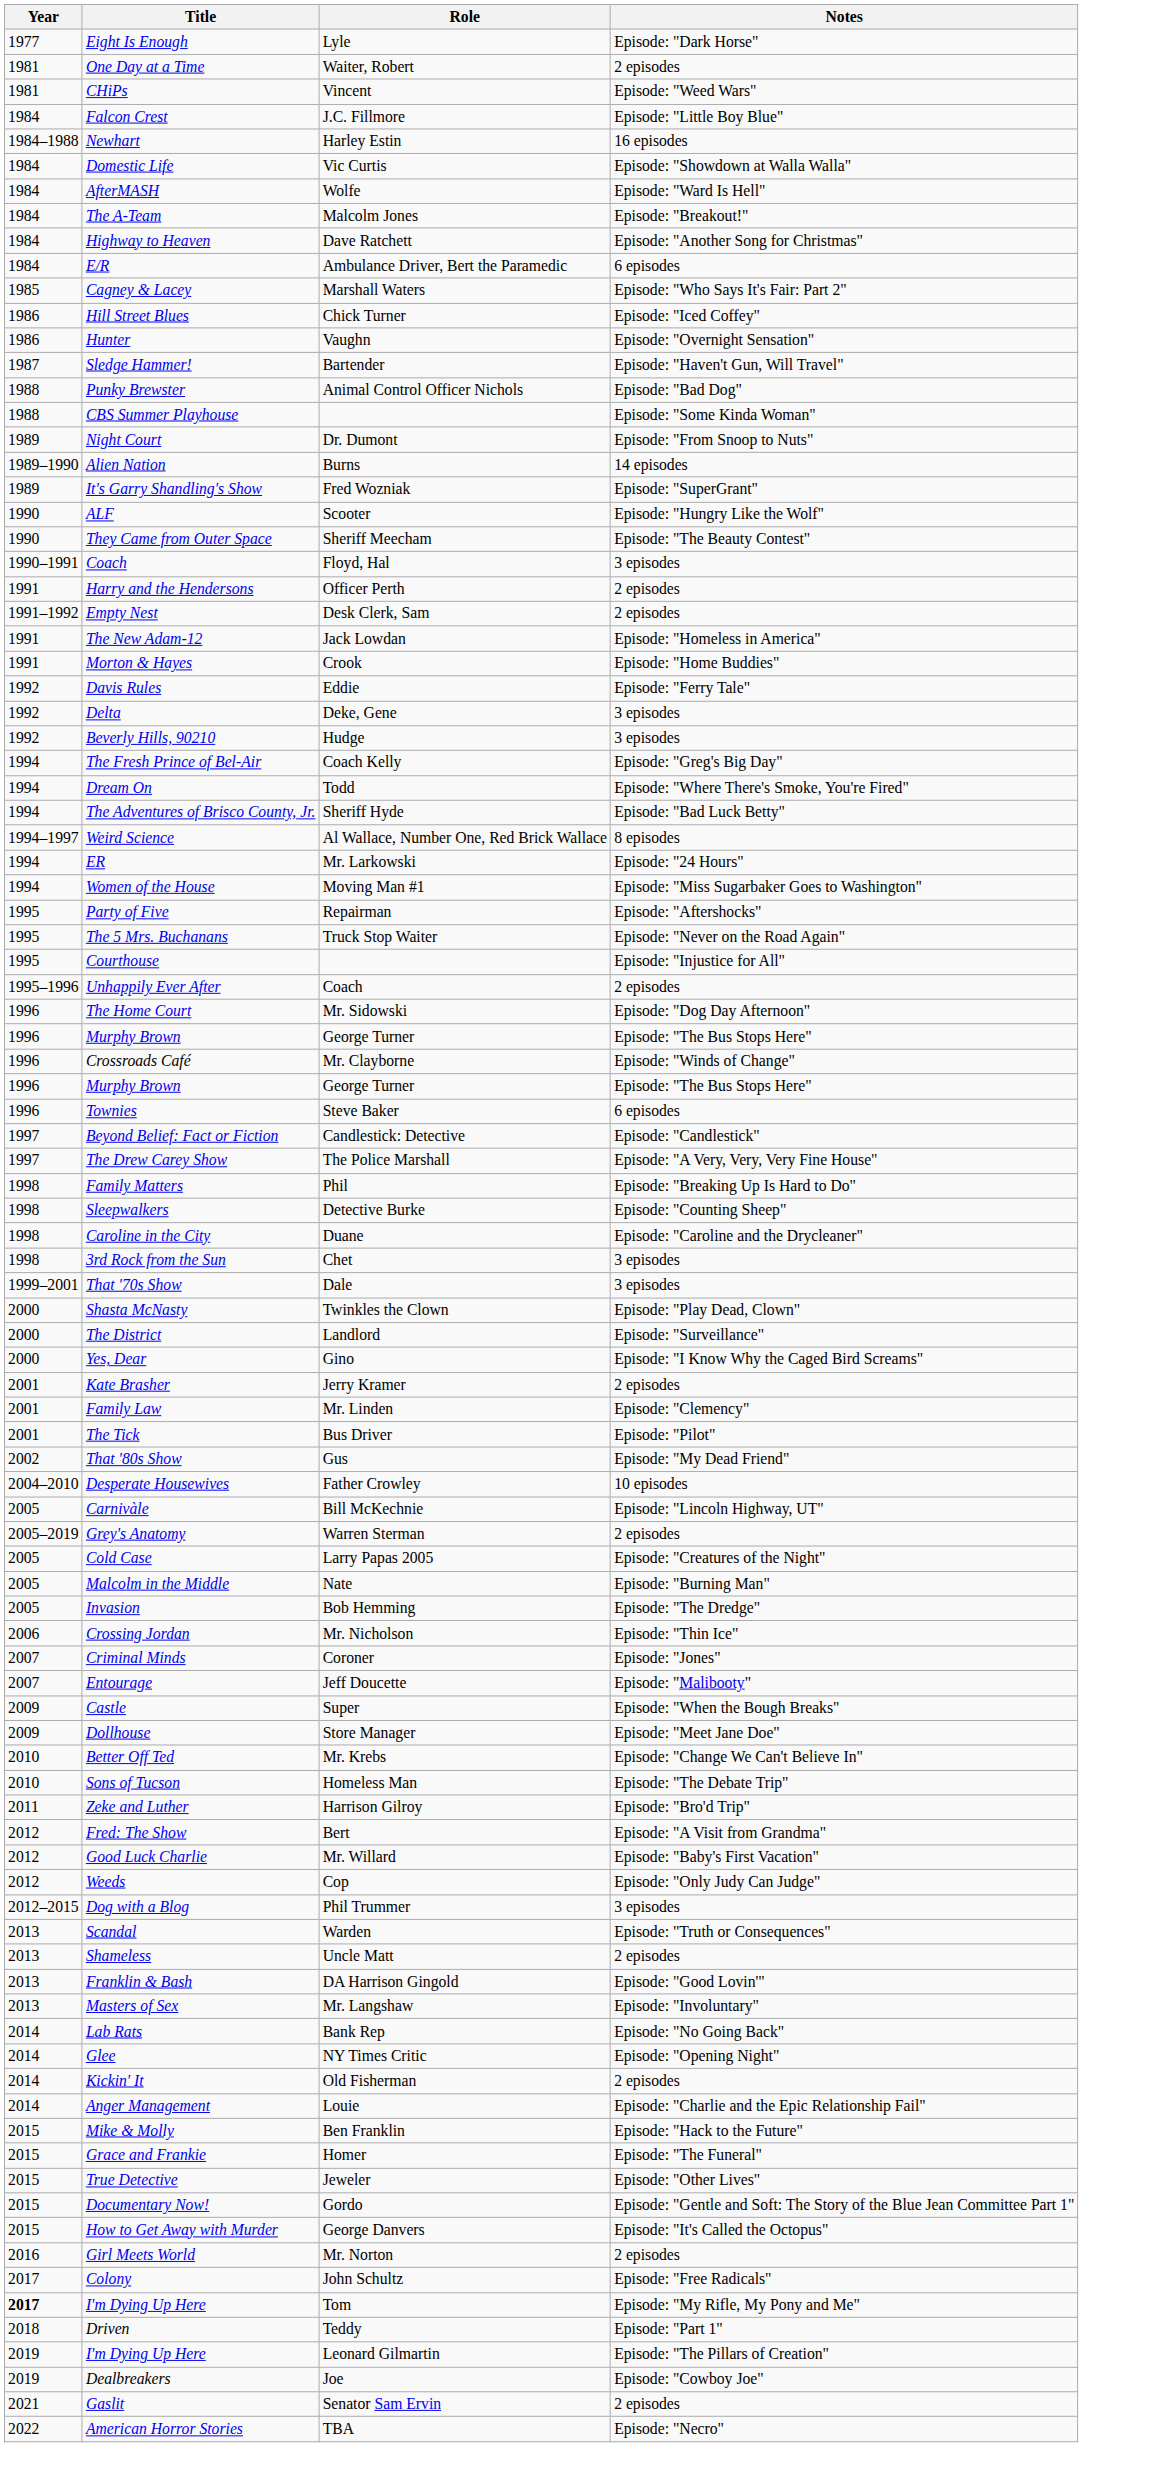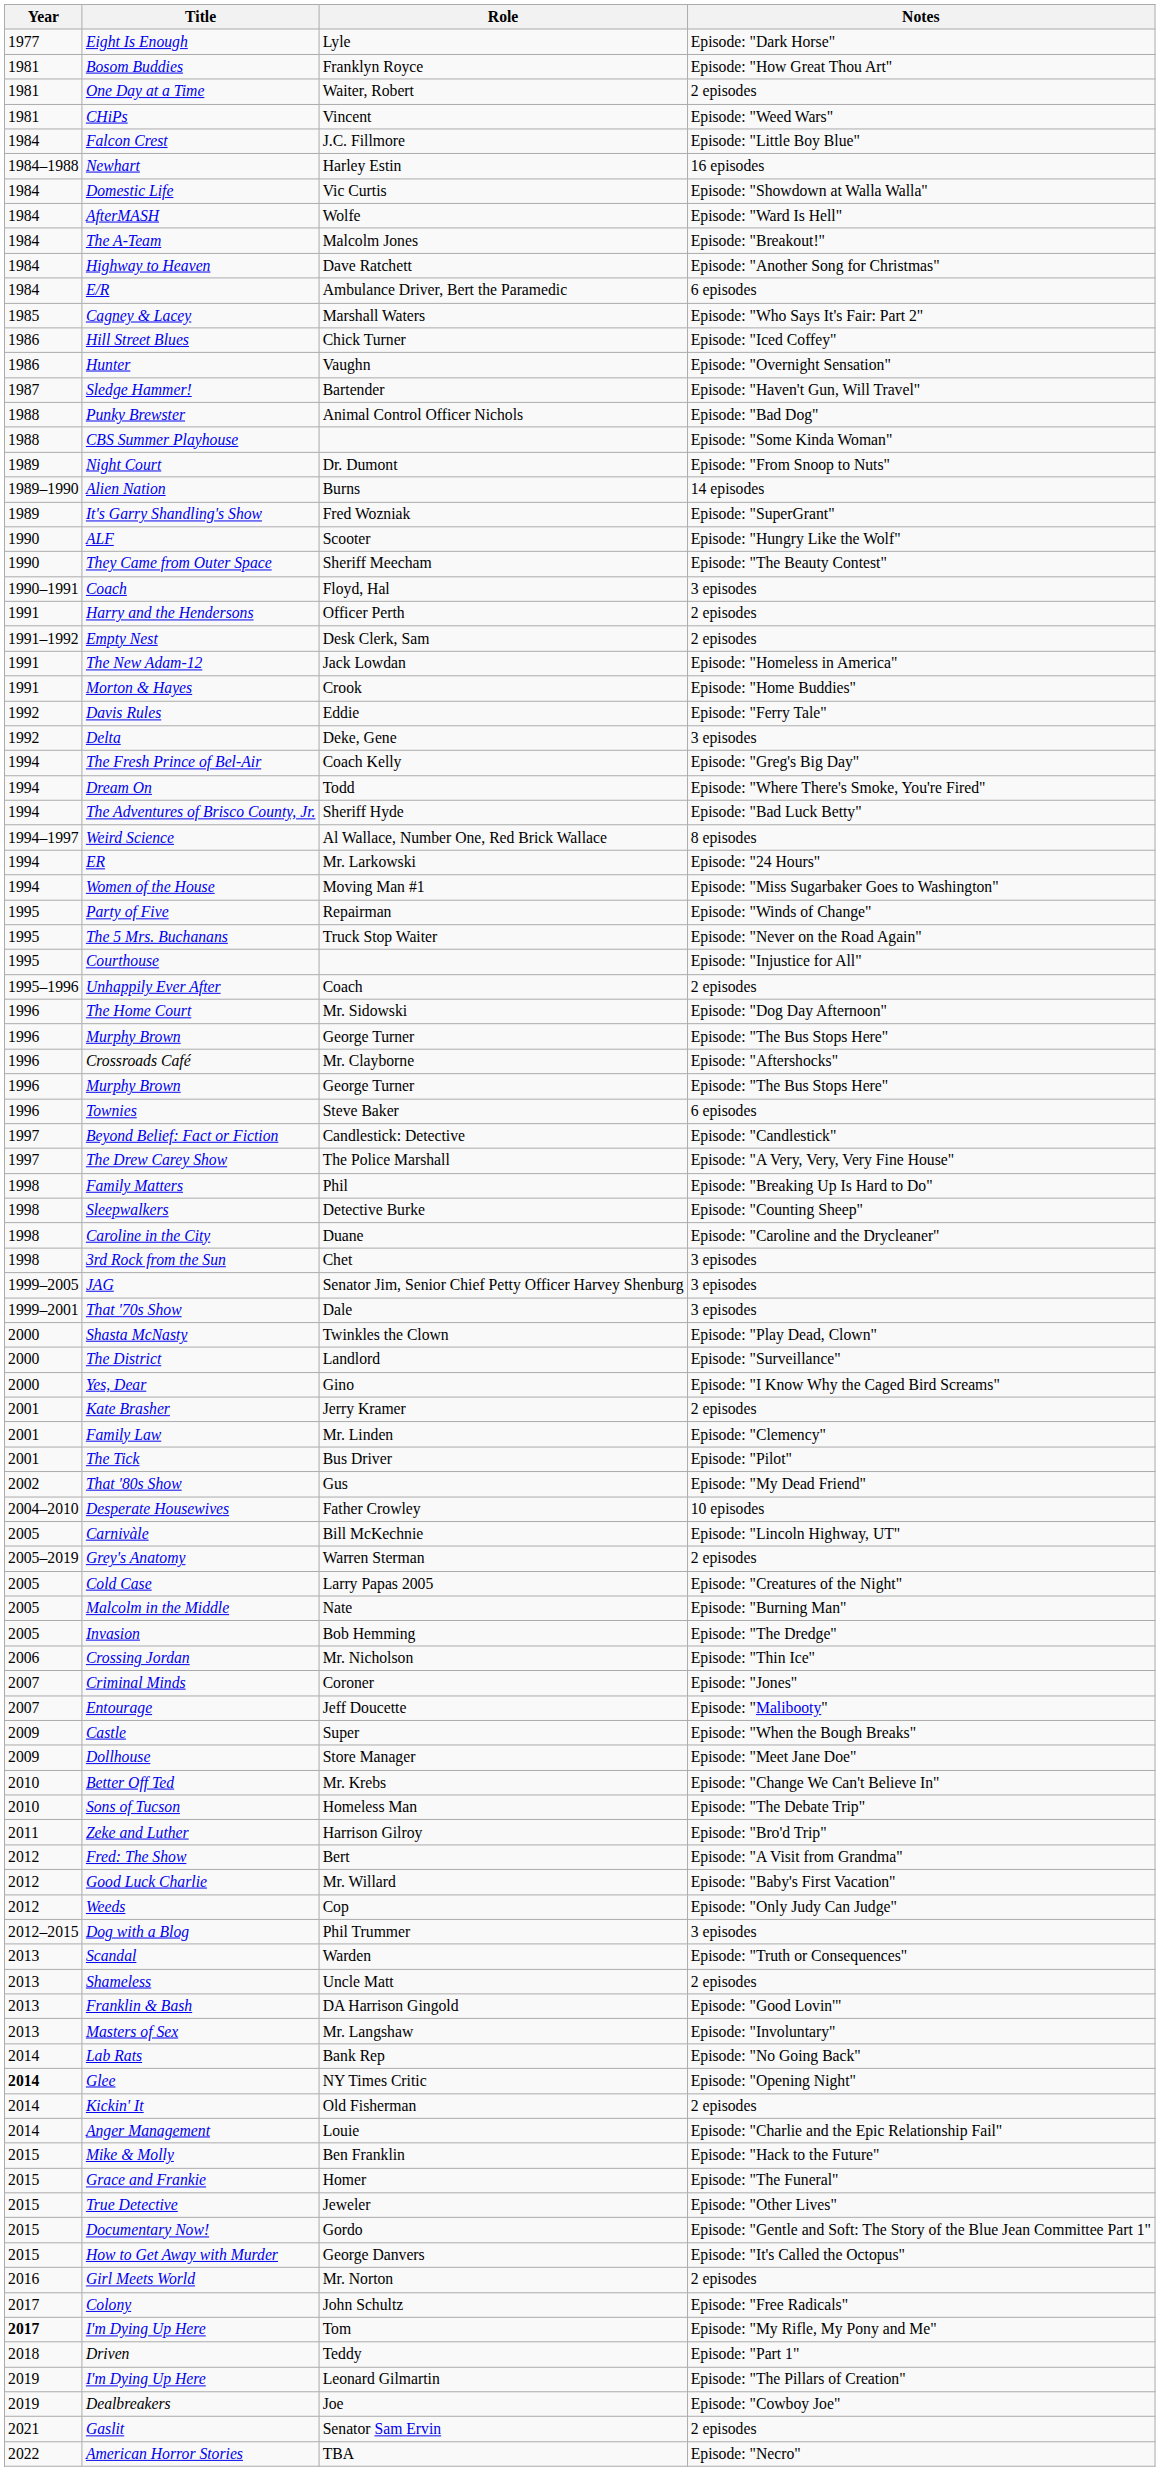+ row: (134, 66)
- row: (151, 738)
(688, 912) Episode: "Aftershocks" -> (781, 912) Episode: "Winds of Change"
(704, 1061) Episode: "Winds of Change" -> (764, 1061) Episode: "Aftershocks"
+ row: (100, 1285)
(24, 2056) normal -> (24, 2080) bold
